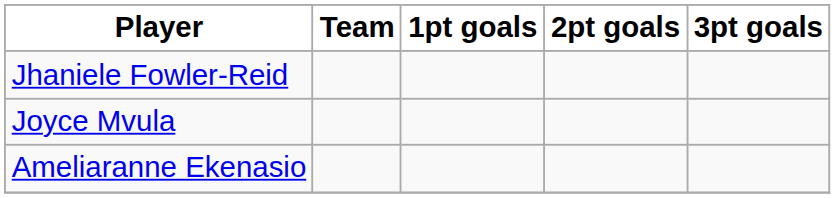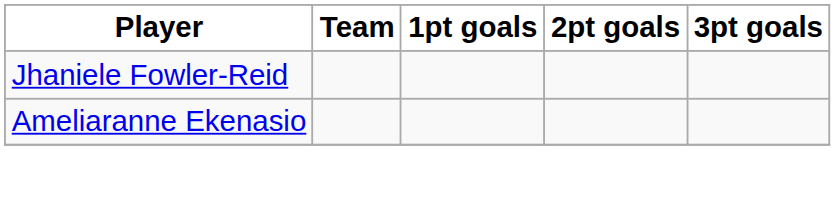- row: (94, 121)
